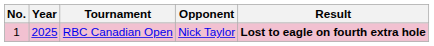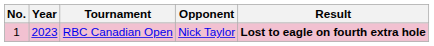(44, 32) 2025 -> (44, 32) 2023
